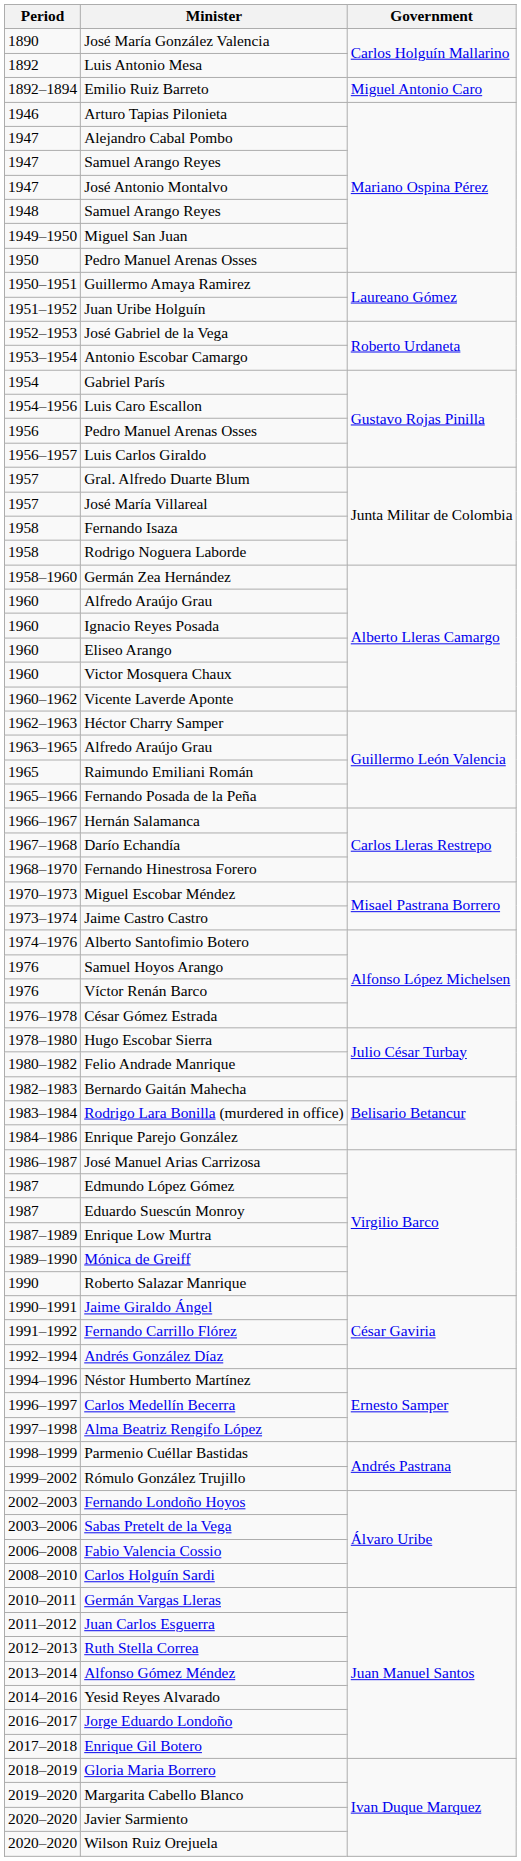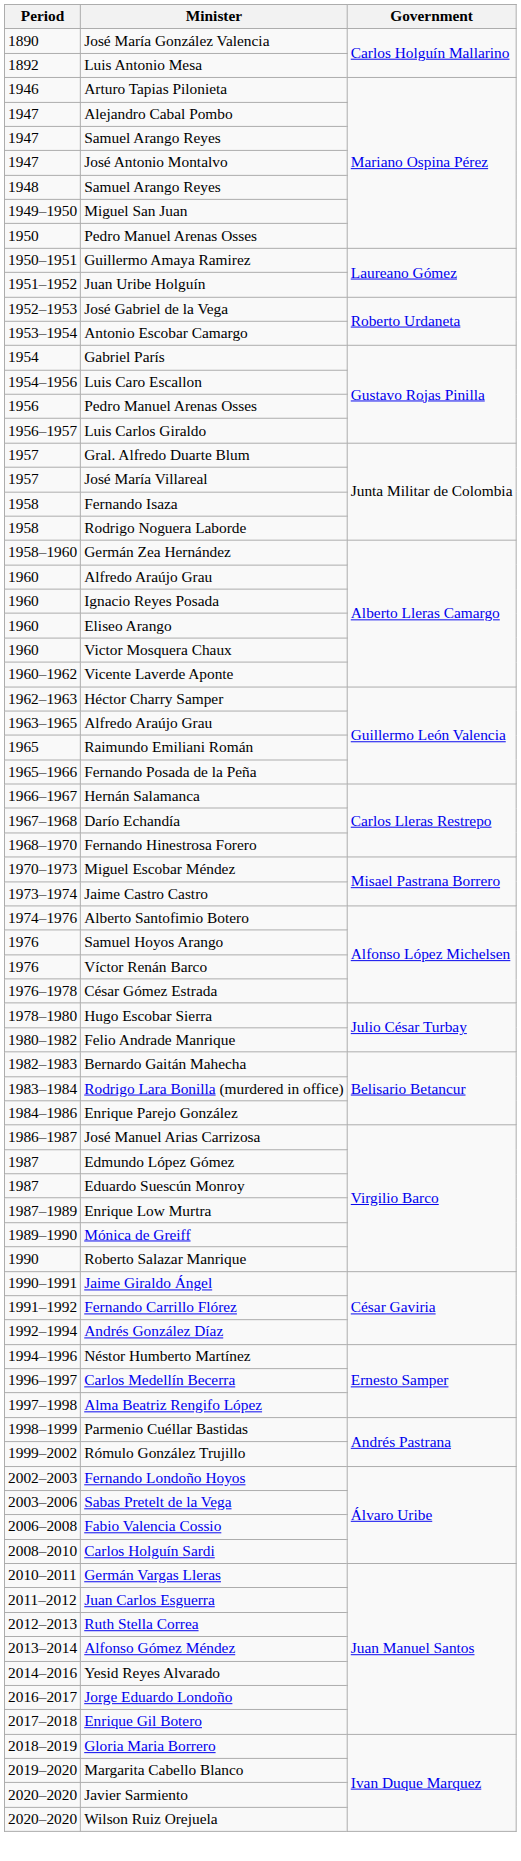- row: (43, 89)
